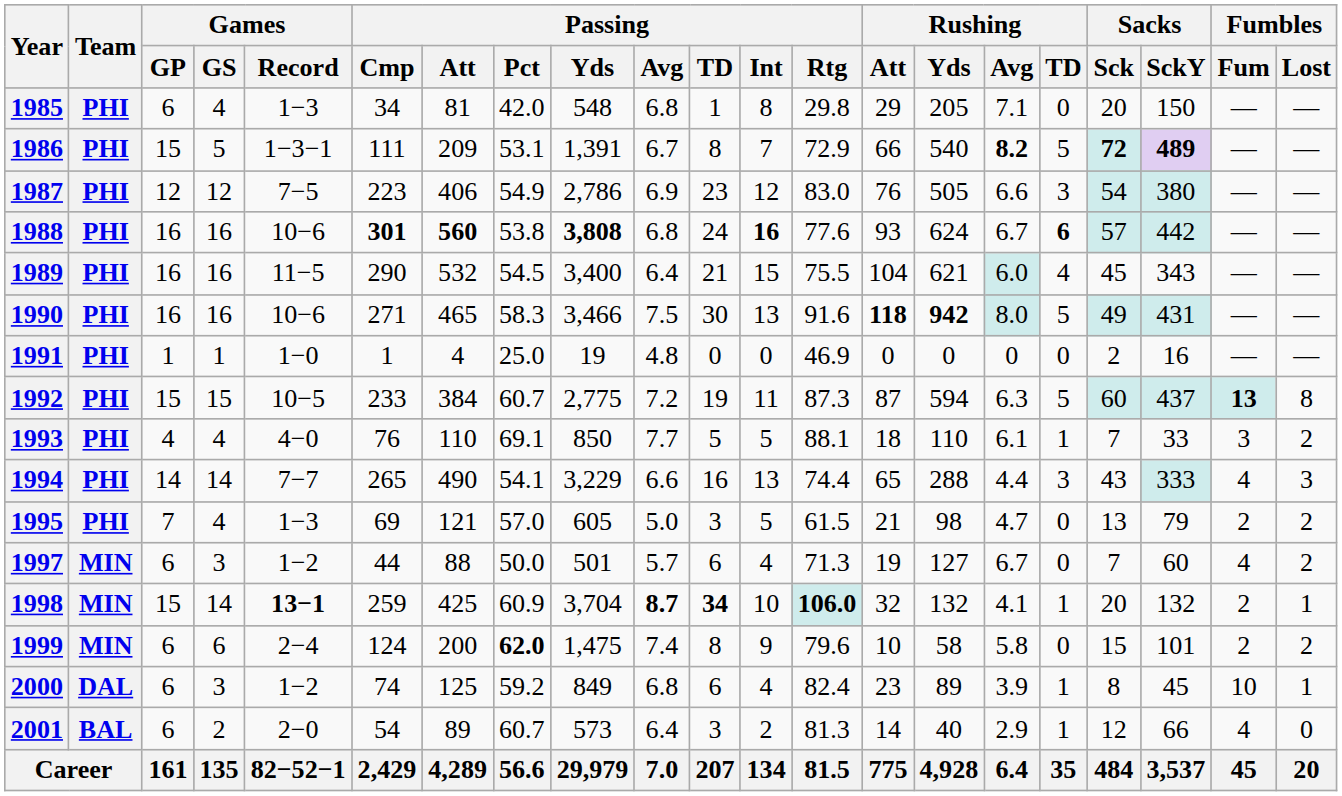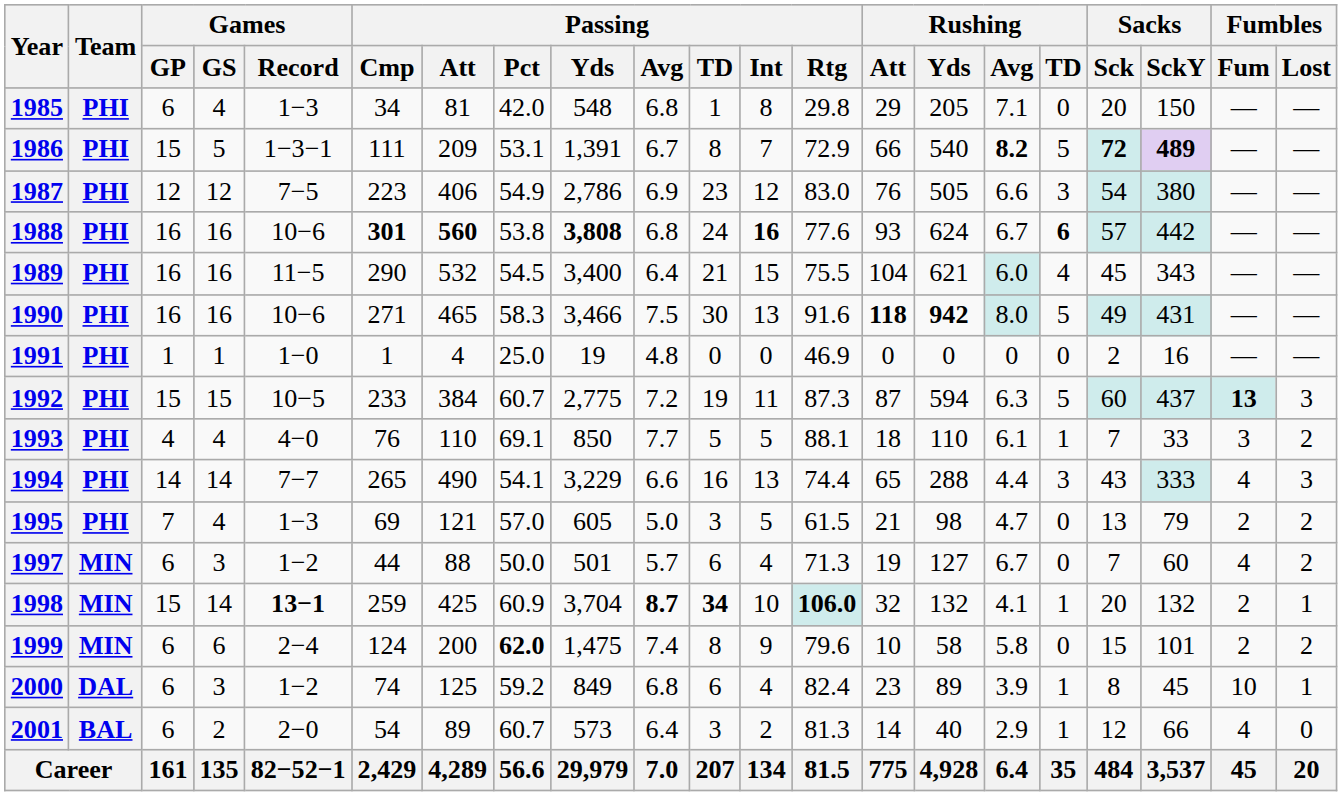(1306, 397) 8 -> (1306, 397) 3
